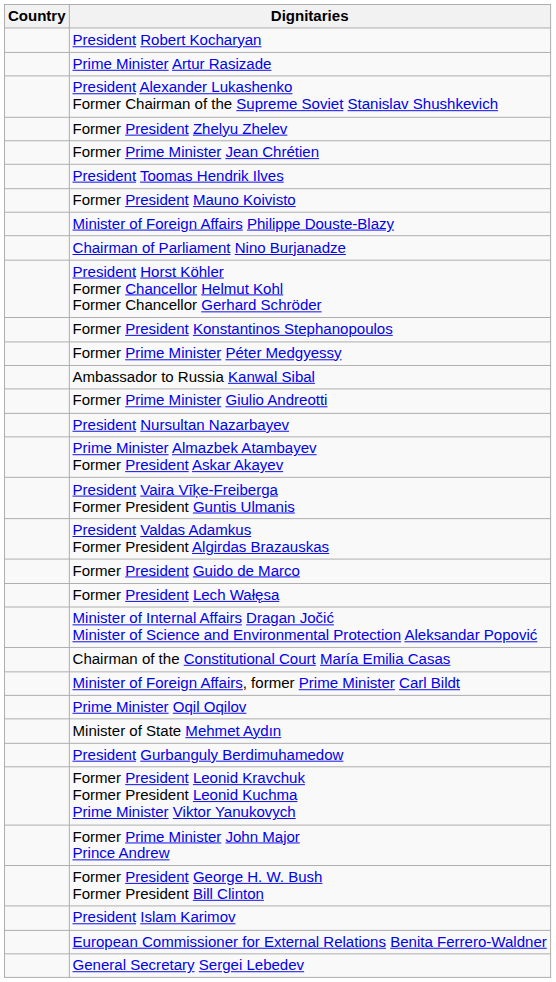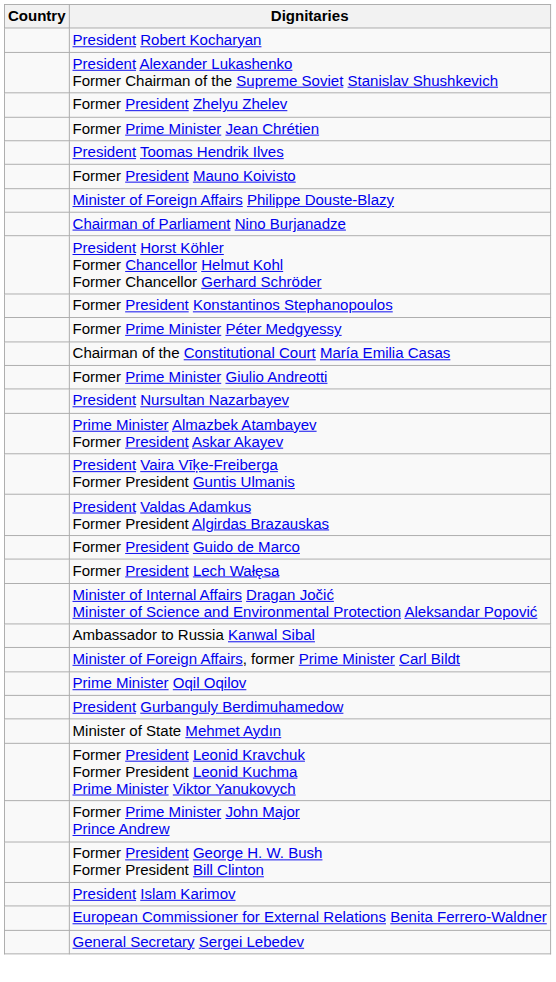- row: (172, 64)
rows swapped: (194, 377) <-> (261, 659)
rows swapped: (177, 731) <-> (208, 755)
